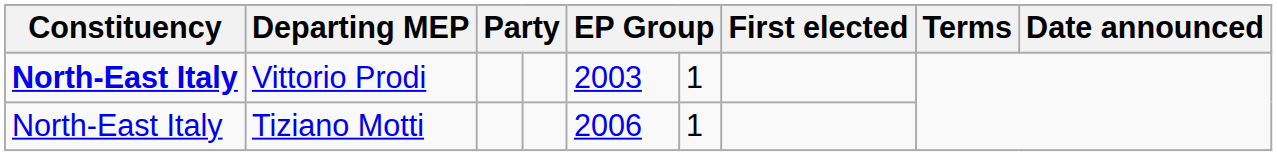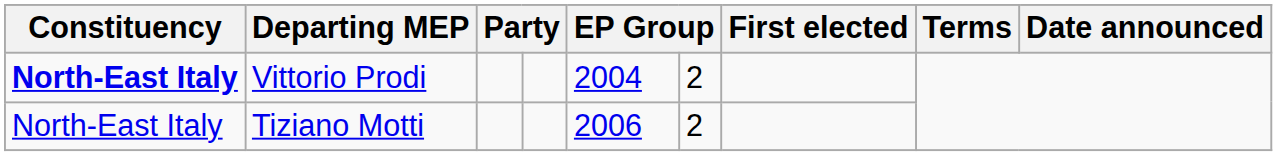(608, 77) 2003 -> (608, 77) 2004
(694, 77) 1 -> (694, 77) 2
(694, 125) 1 -> (694, 125) 2
